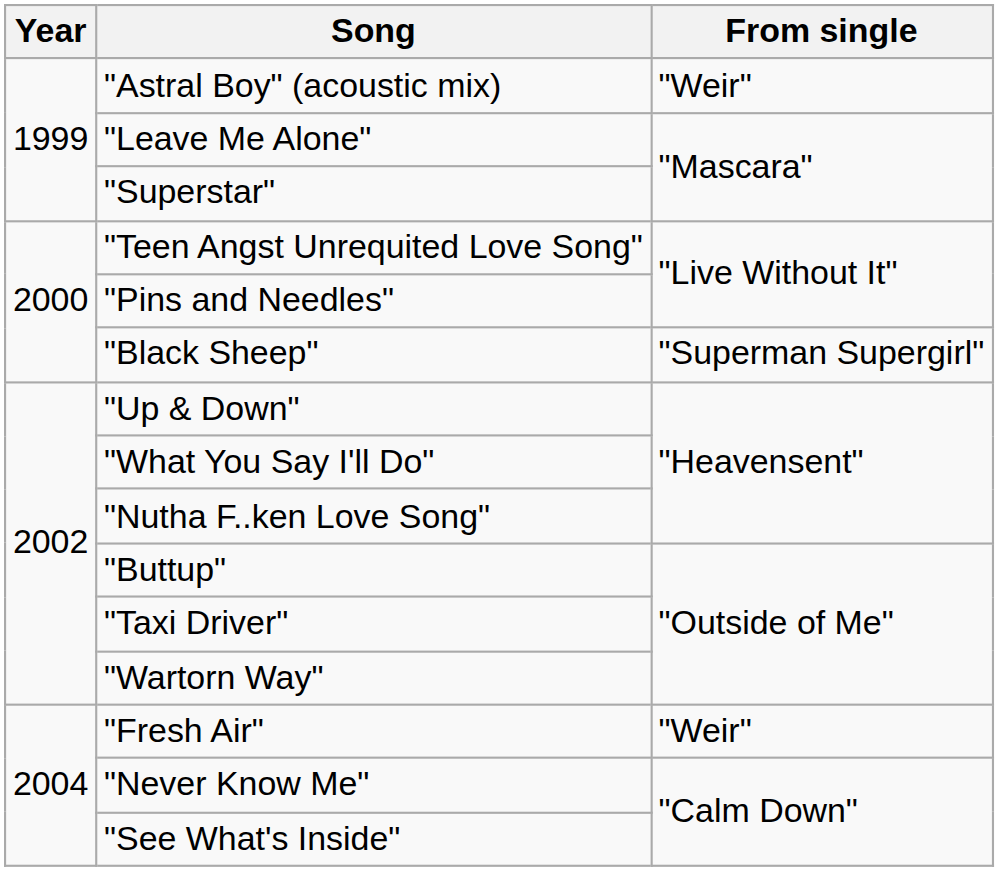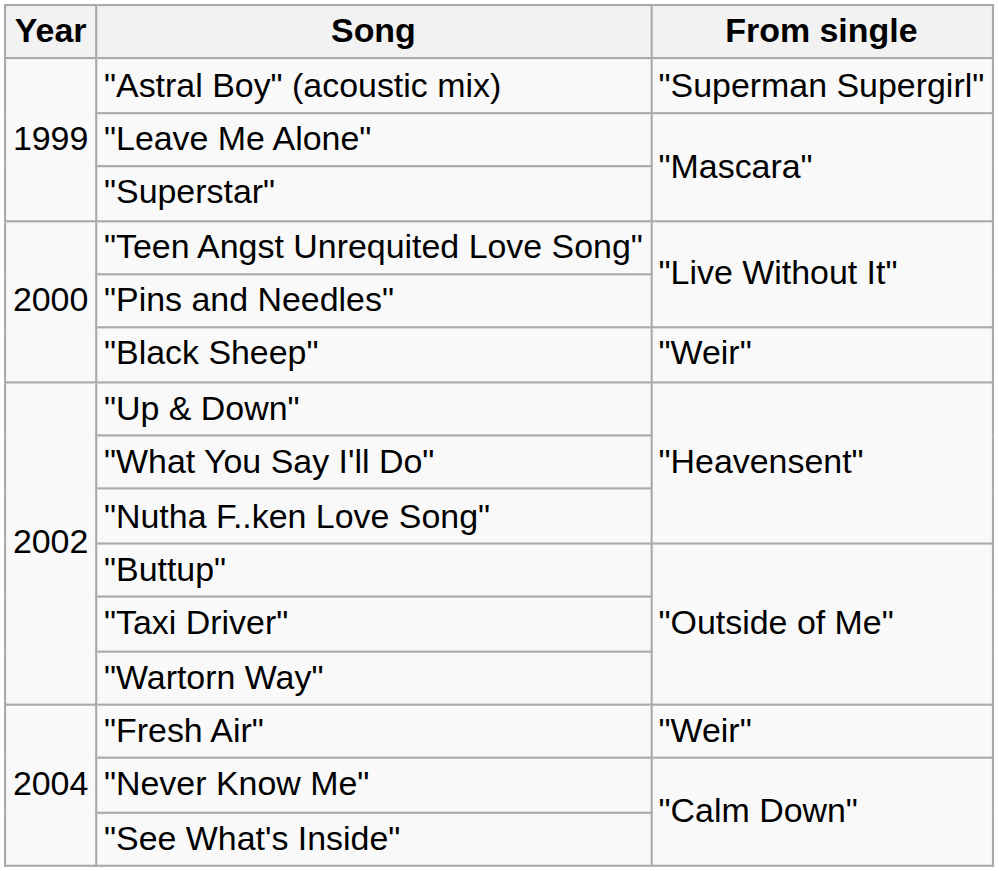(705, 85) "Weir" -> (821, 85) "Superman Supergirl"
(821, 354) "Superman Supergirl" -> (705, 354) "Weir"
